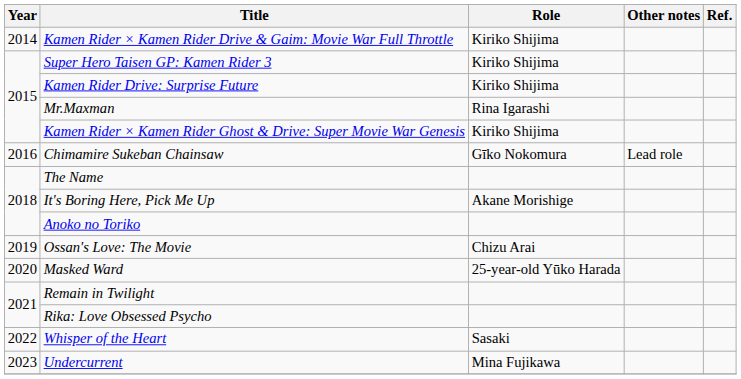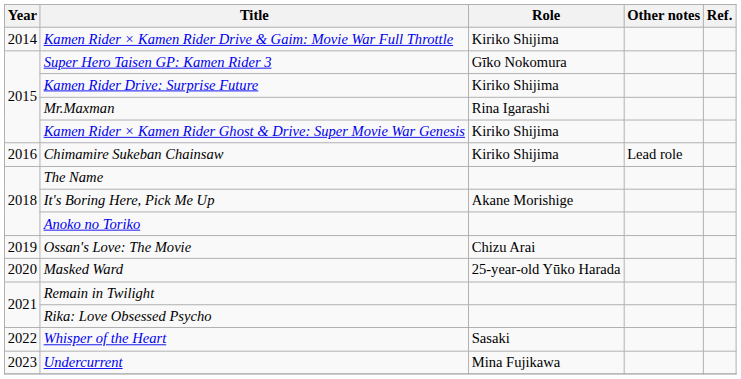(515, 62) Kiriko Shijima -> (519, 62) Gīko Nokomura
(519, 154) Gīko Nokomura -> (515, 154) Kiriko Shijima
